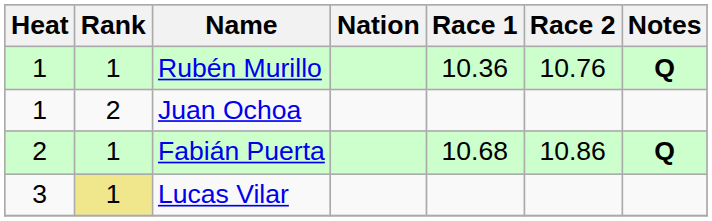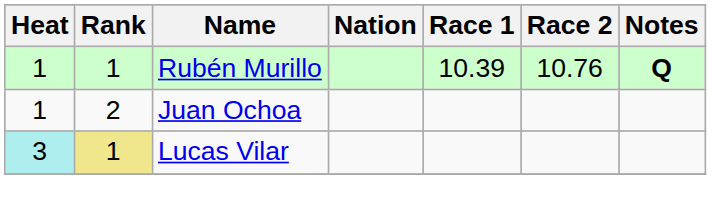(475, 67) 10.36 -> (472, 67) 10.39
- row: (241, 151)
(40, 194) no background -> (40, 151) paleturquoise background
